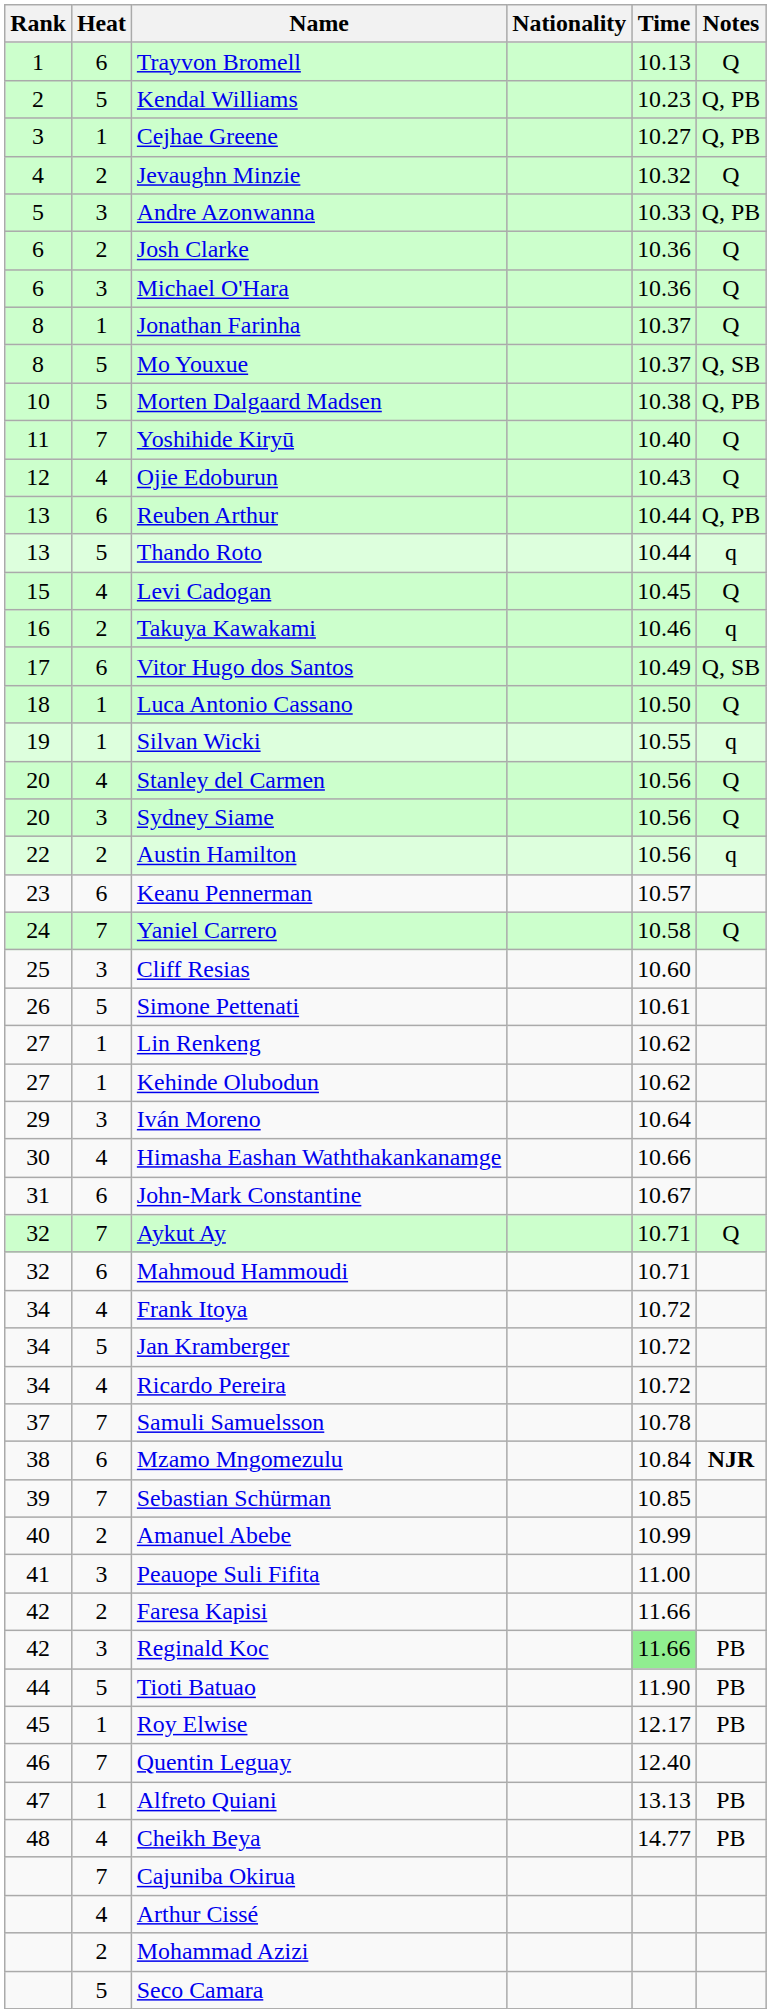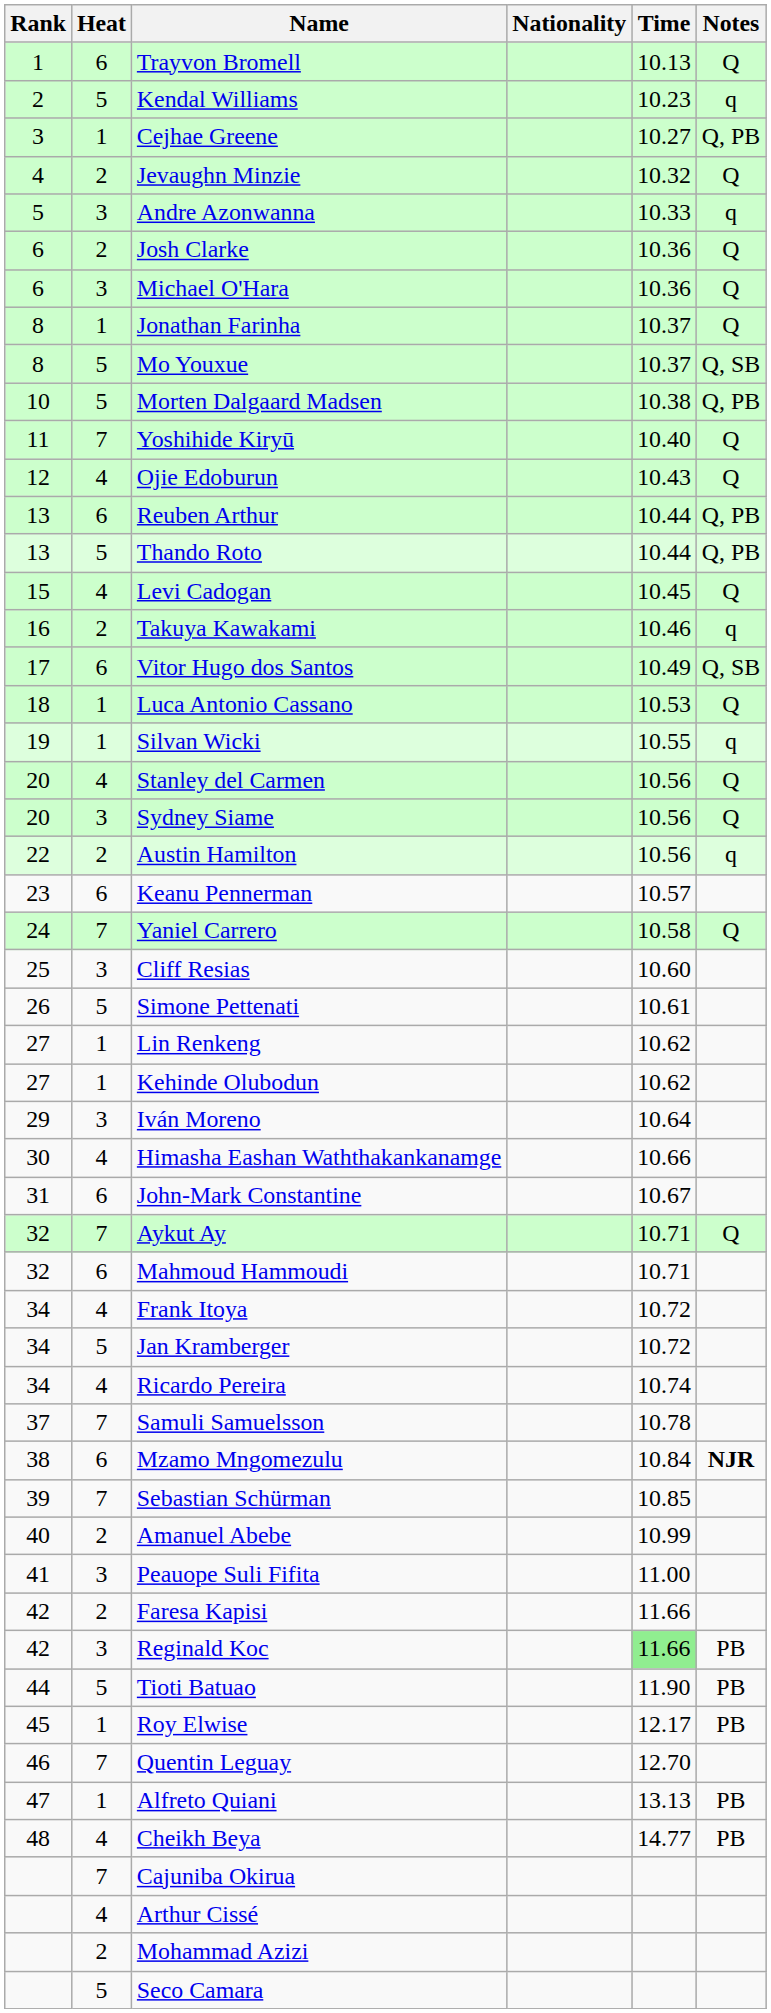(731, 99) Q, PB -> (731, 99) q
(731, 212) Q, PB -> (731, 212) q
(731, 552) q -> (731, 552) Q, PB
(664, 703) 10.50 -> (664, 703) 10.53
(664, 1384) 10.72 -> (664, 1384) 10.74
(664, 1762) 12.40 -> (664, 1762) 12.70
